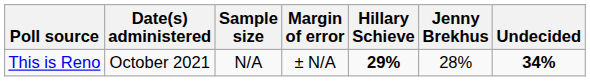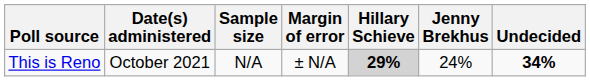(384, 63) no background -> (384, 63) lightgrey background
(456, 63) 28% -> (456, 63) 24%
